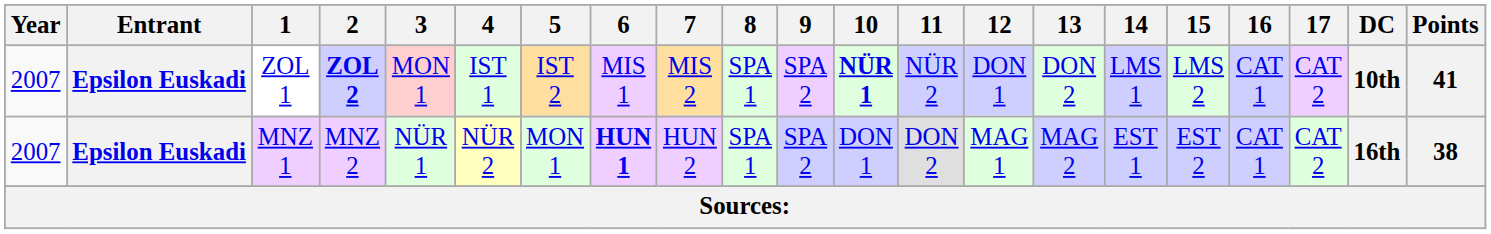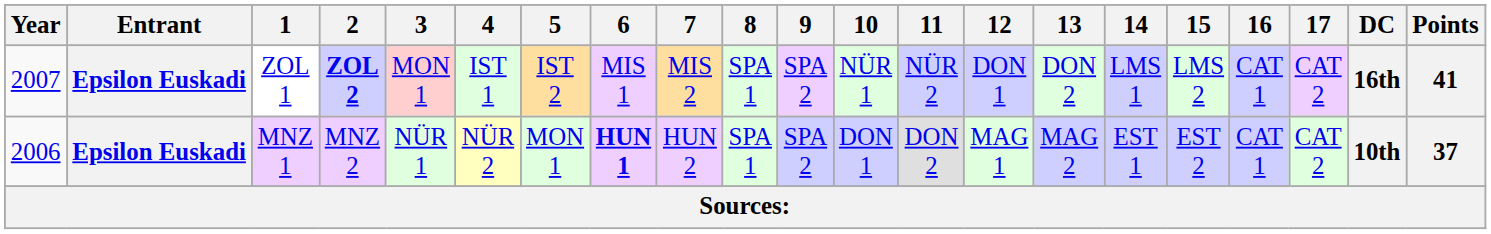(866, 80) bold -> (866, 80) normal
(1377, 80) 10th -> (1377, 80) 16th
(36, 150) 2007 -> (36, 150) 2006
(1377, 150) 16th -> (1377, 150) 10th
(1445, 150) 38 -> (1445, 150) 37
